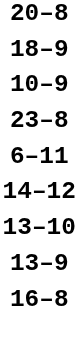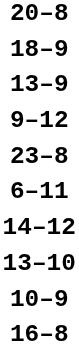rows swapped: (39, 85) <-> (39, 263)
+ row: (39, 120)
